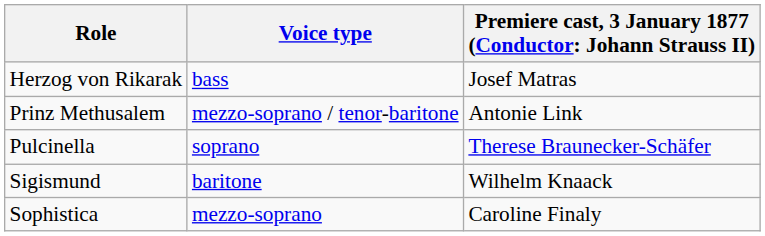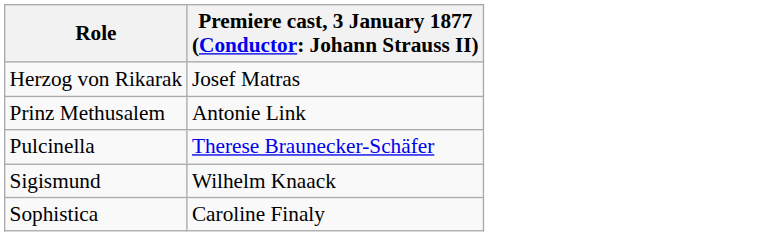- column: (325, 33)
